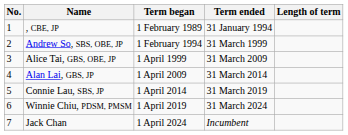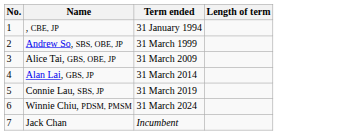- column: (169, 12)
